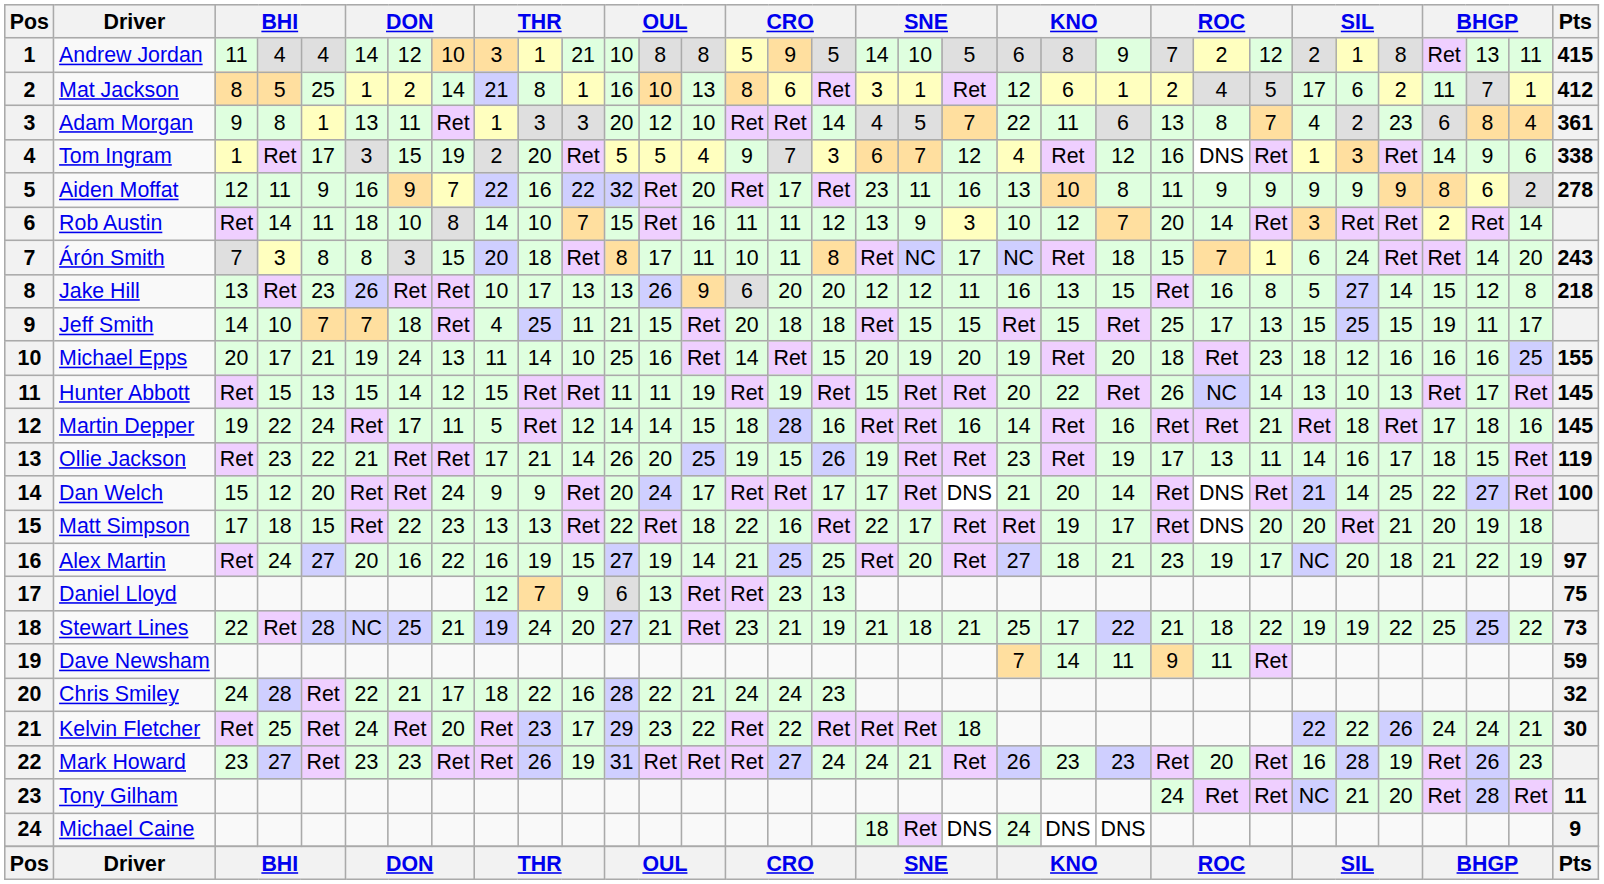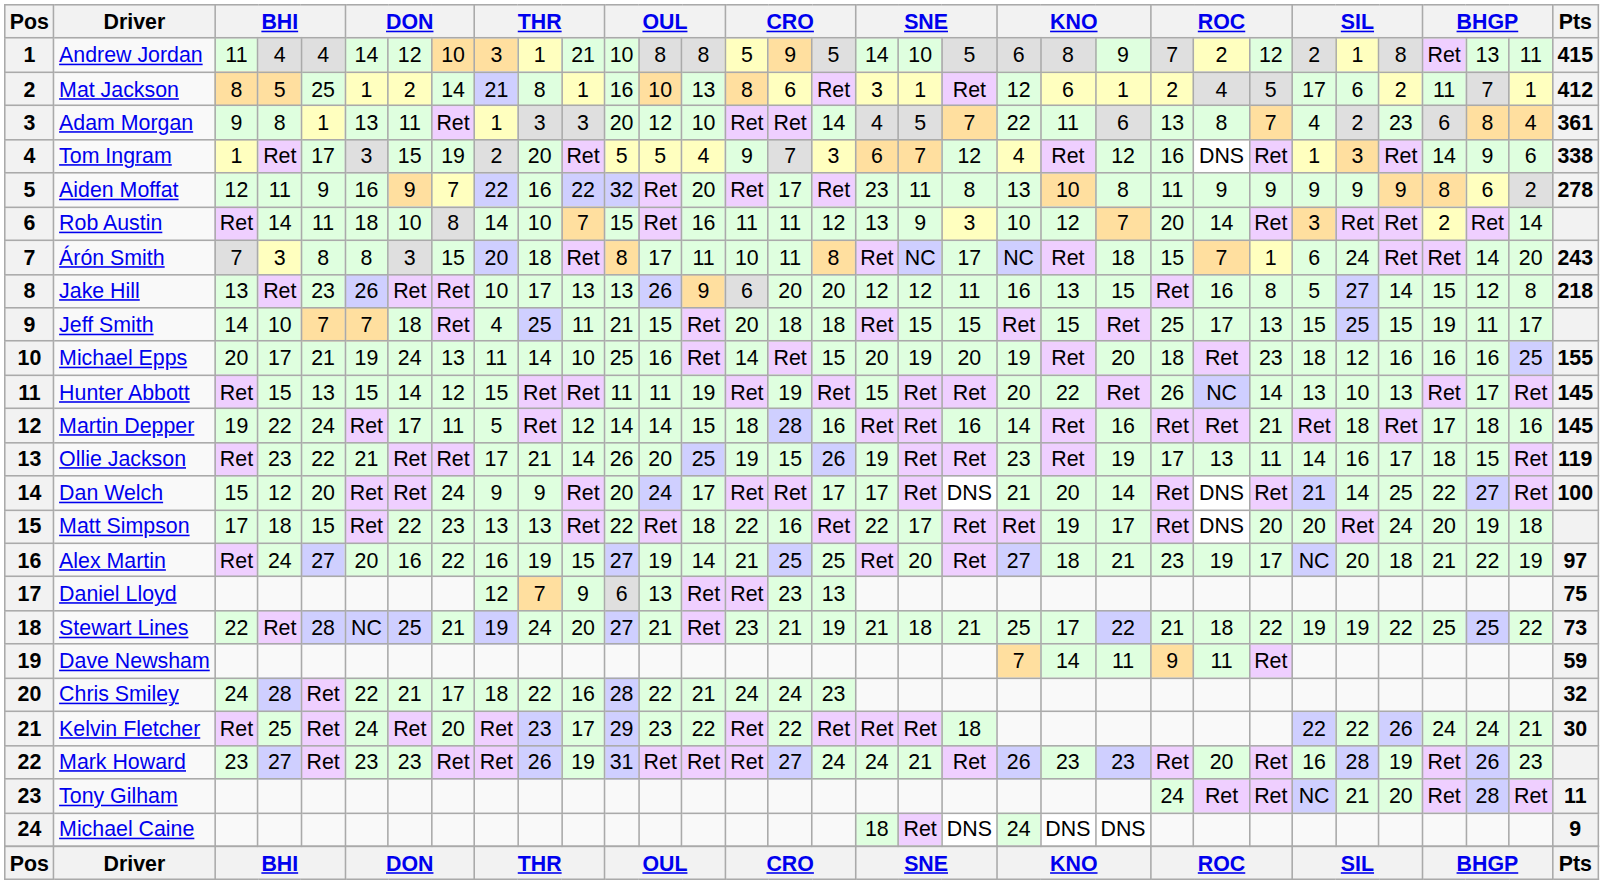(969, 189) 16 -> (969, 189) 8
(1401, 526) 21 -> (1401, 526) 24
